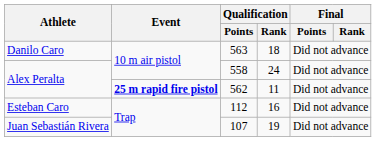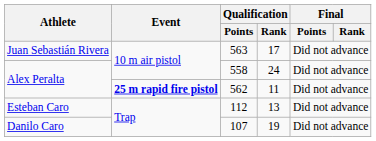(35, 51) Danilo Caro -> (58, 51) Juan Sebastián Rivera
(274, 51) 18 -> (274, 51) 17
(274, 108) 16 -> (274, 108) 13
(58, 127) Juan Sebastián Rivera -> (35, 127) Danilo Caro
